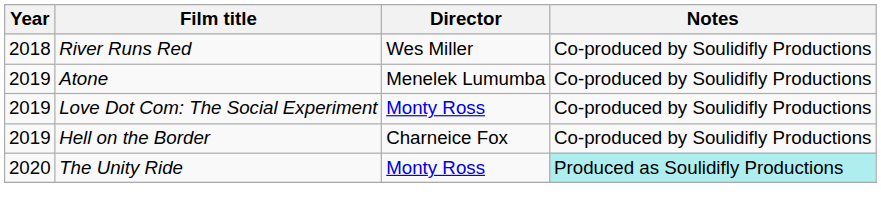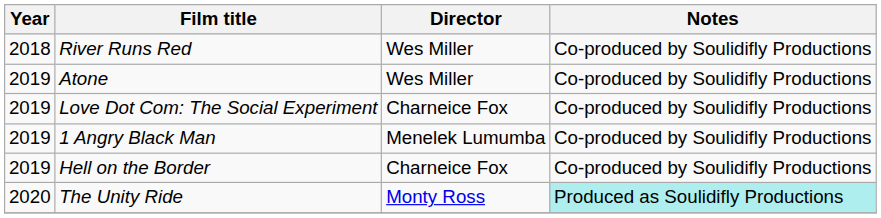(466, 78) Menelek Lumumba -> (430, 78) Wes Miller
(436, 108) Monty Ross -> (447, 108) Charneice Fox
+ row: (137, 138)
